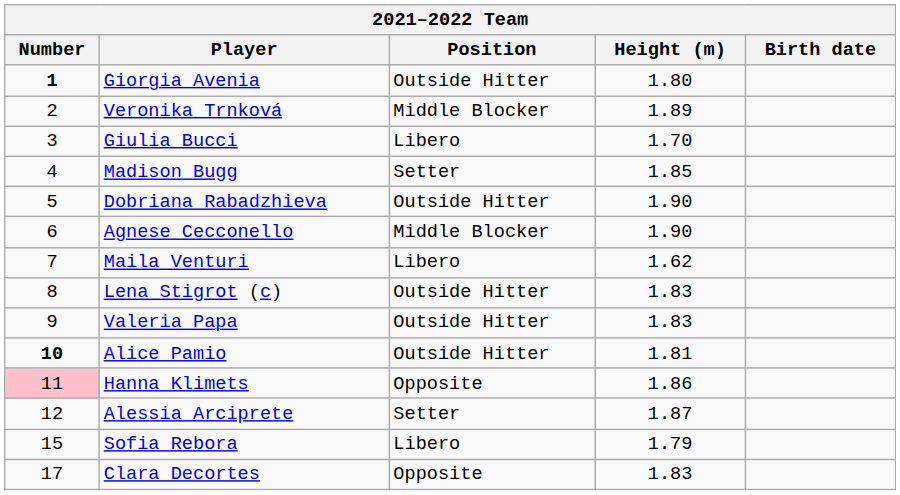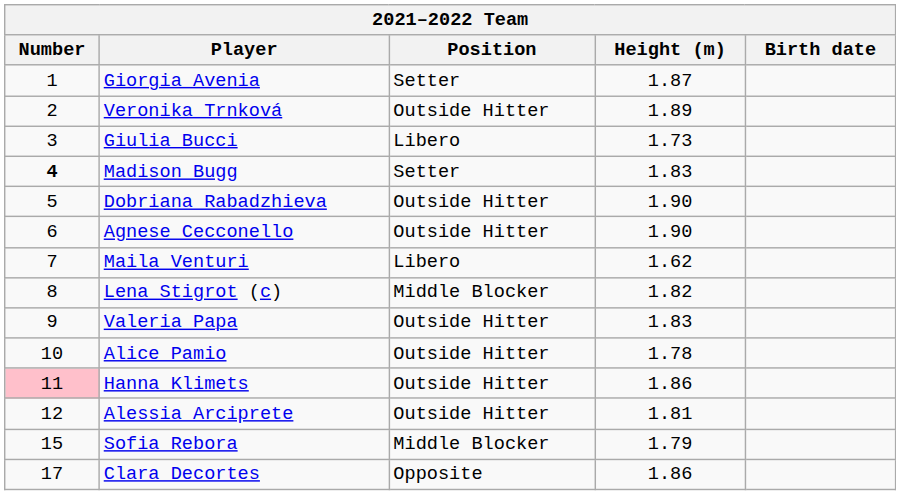(52, 80) bold -> (52, 80) normal
(471, 80) Outside Hitter -> (427, 80) Setter
(670, 80) 1.80 -> (670, 80) 1.87
(471, 111) Middle Blocker -> (471, 111) Outside Hitter
(670, 141) 1.70 -> (670, 141) 1.73
(52, 171) normal -> (52, 171) bold
(670, 171) 1.85 -> (670, 171) 1.83
(471, 232) Middle Blocker -> (471, 232) Outside Hitter
(471, 293) Outside Hitter -> (471, 293) Middle Blocker
(670, 293) 1.83 -> (670, 293) 1.82
(52, 353) bold -> (52, 353) normal
(670, 353) 1.81 -> (670, 353) 1.78
(438, 383) Opposite -> (471, 383) Outside Hitter
(427, 414) Setter -> (471, 414) Outside Hitter
(670, 414) 1.87 -> (670, 414) 1.81
(427, 444) Libero -> (471, 444) Middle Blocker
(670, 474) 1.83 -> (670, 474) 1.86
